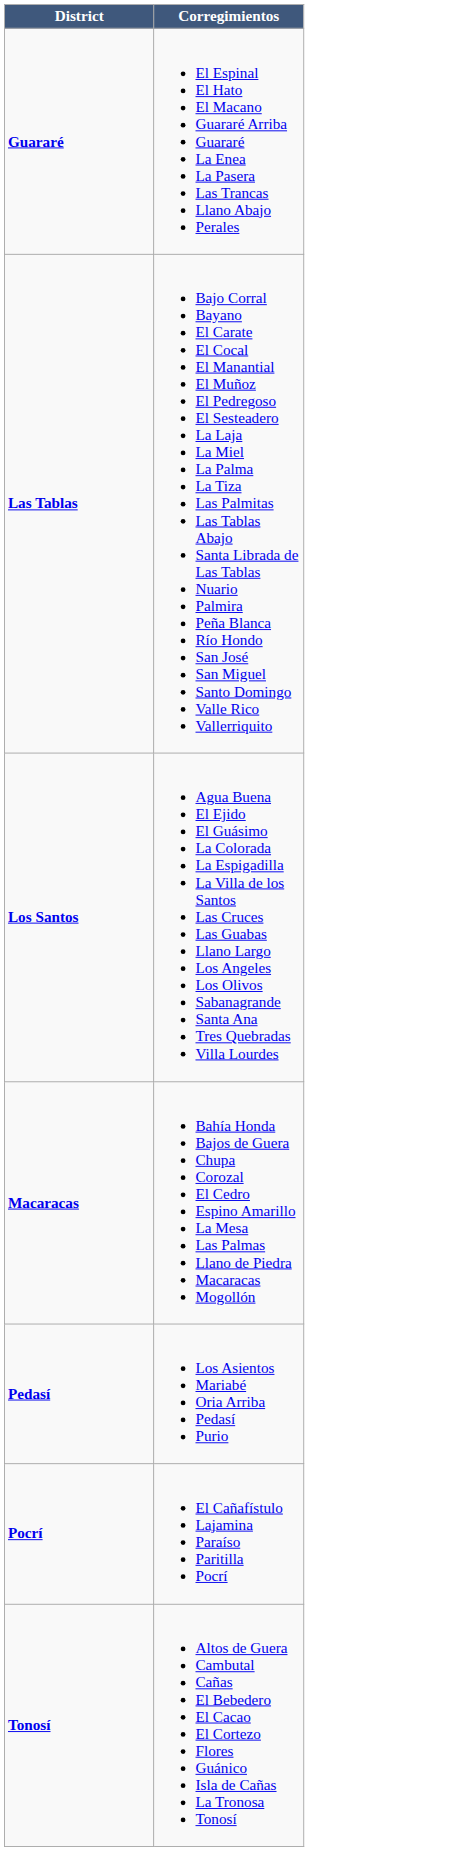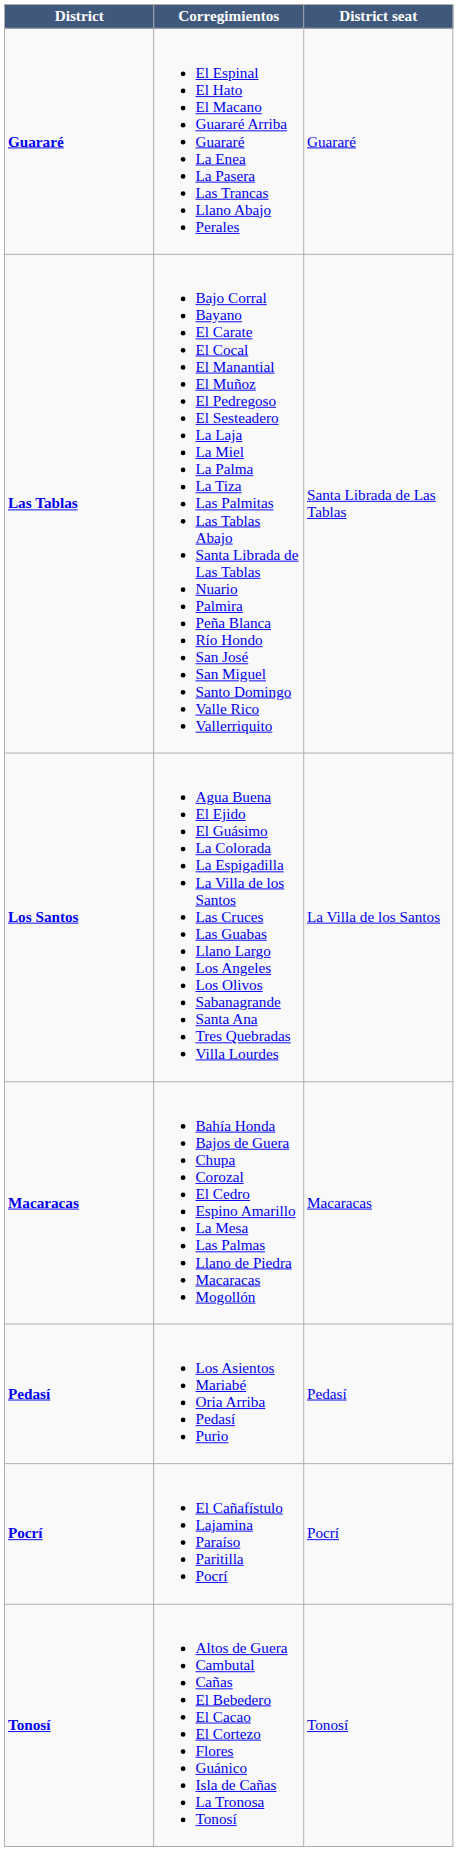+ column: (378, 16)
